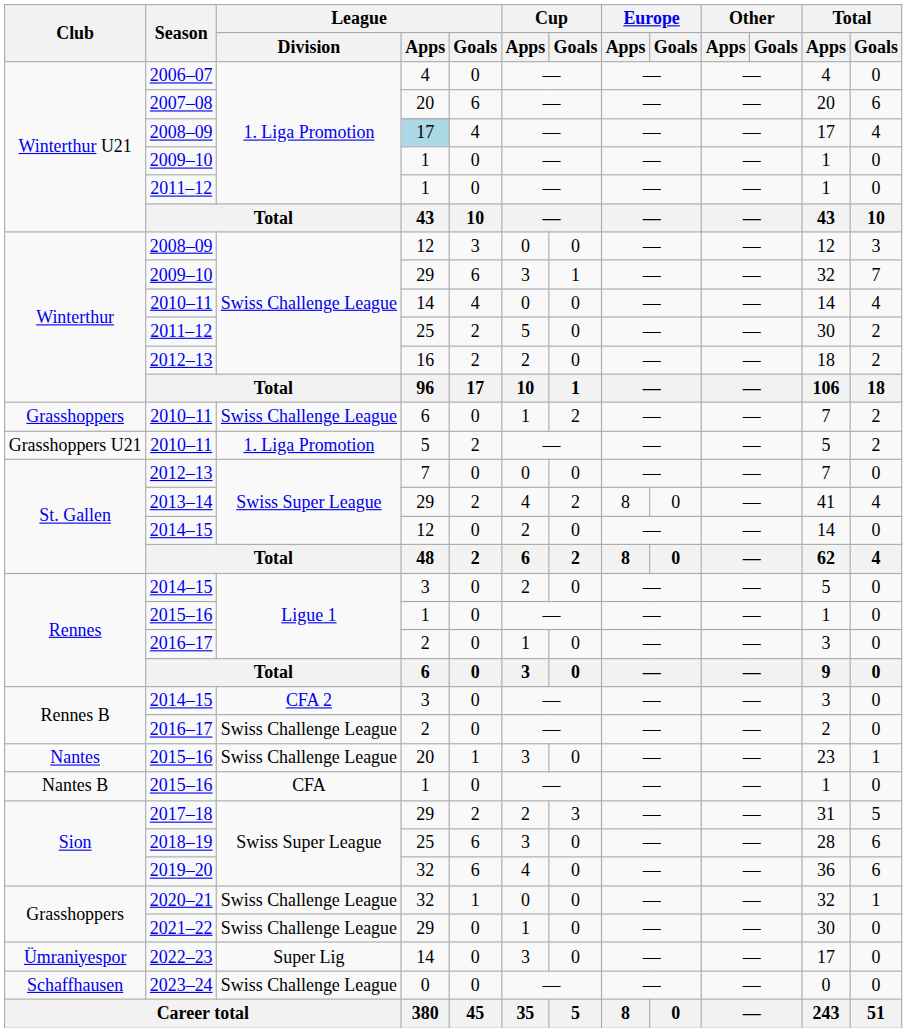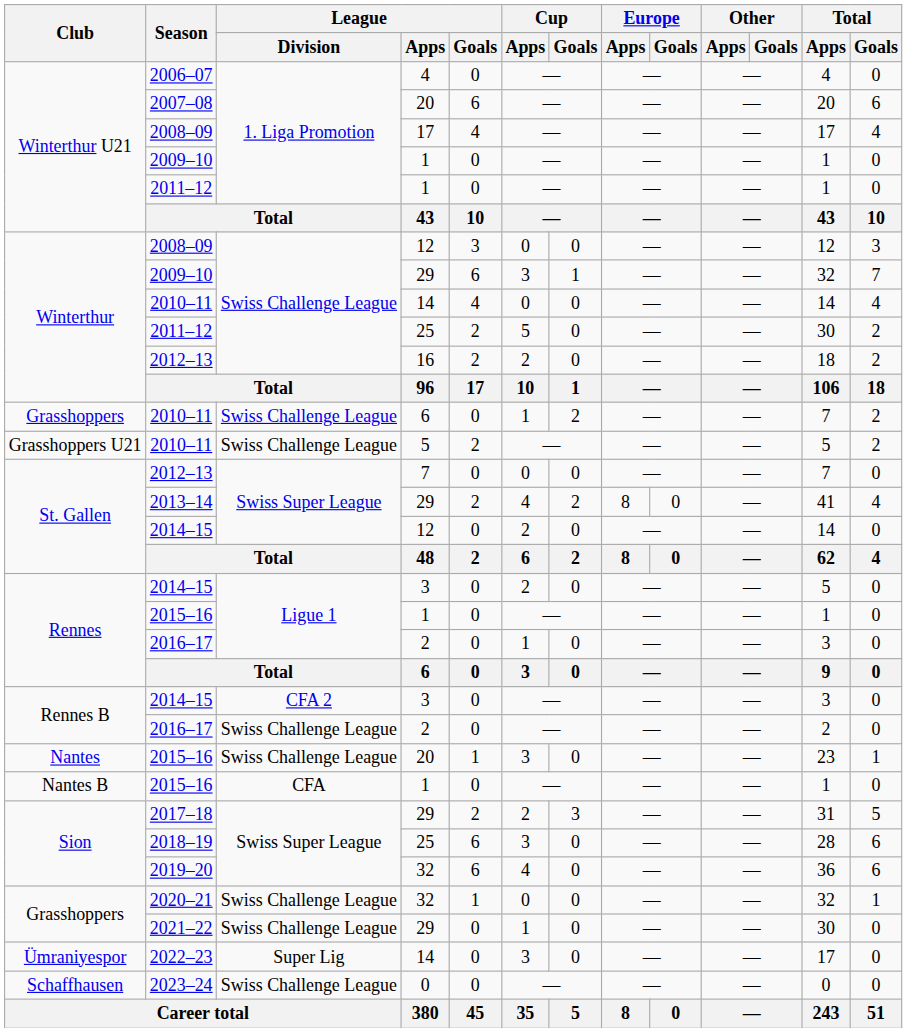(425, 132) lightblue background -> (425, 132) no background
(309, 445) 1. Liga Promotion -> (309, 445) Swiss Challenge League
